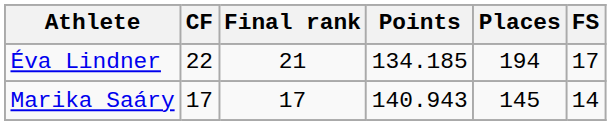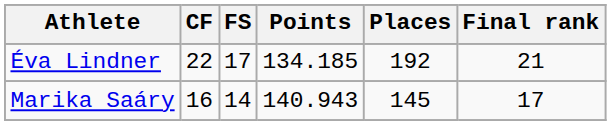columns swapped: (585, 24) <-> (292, 24)
(520, 62) 194 -> (410, 62) 192
(199, 100) 17 -> (199, 100) 16
